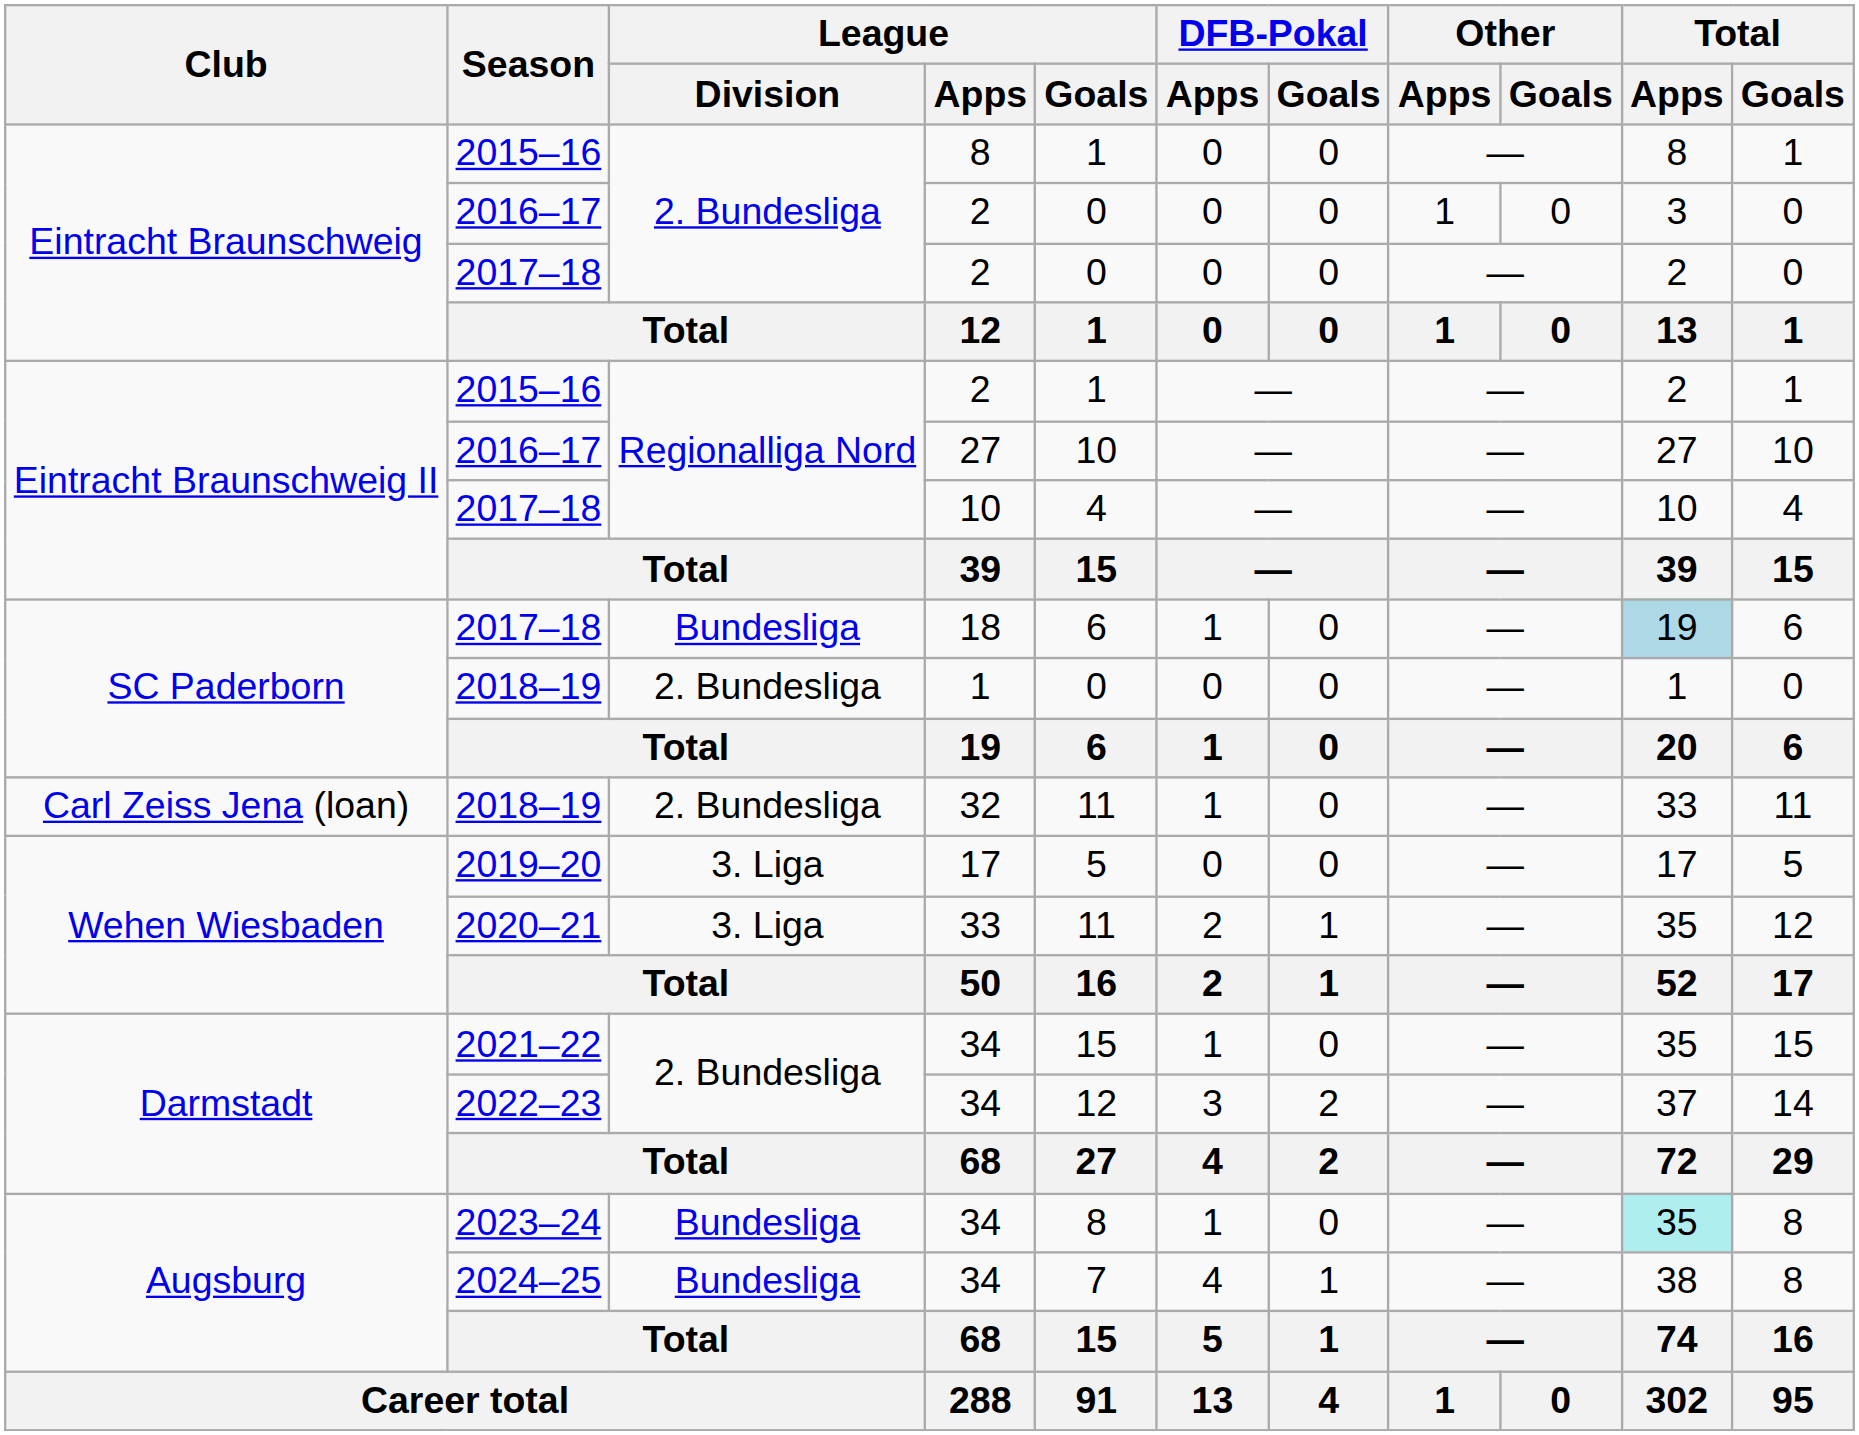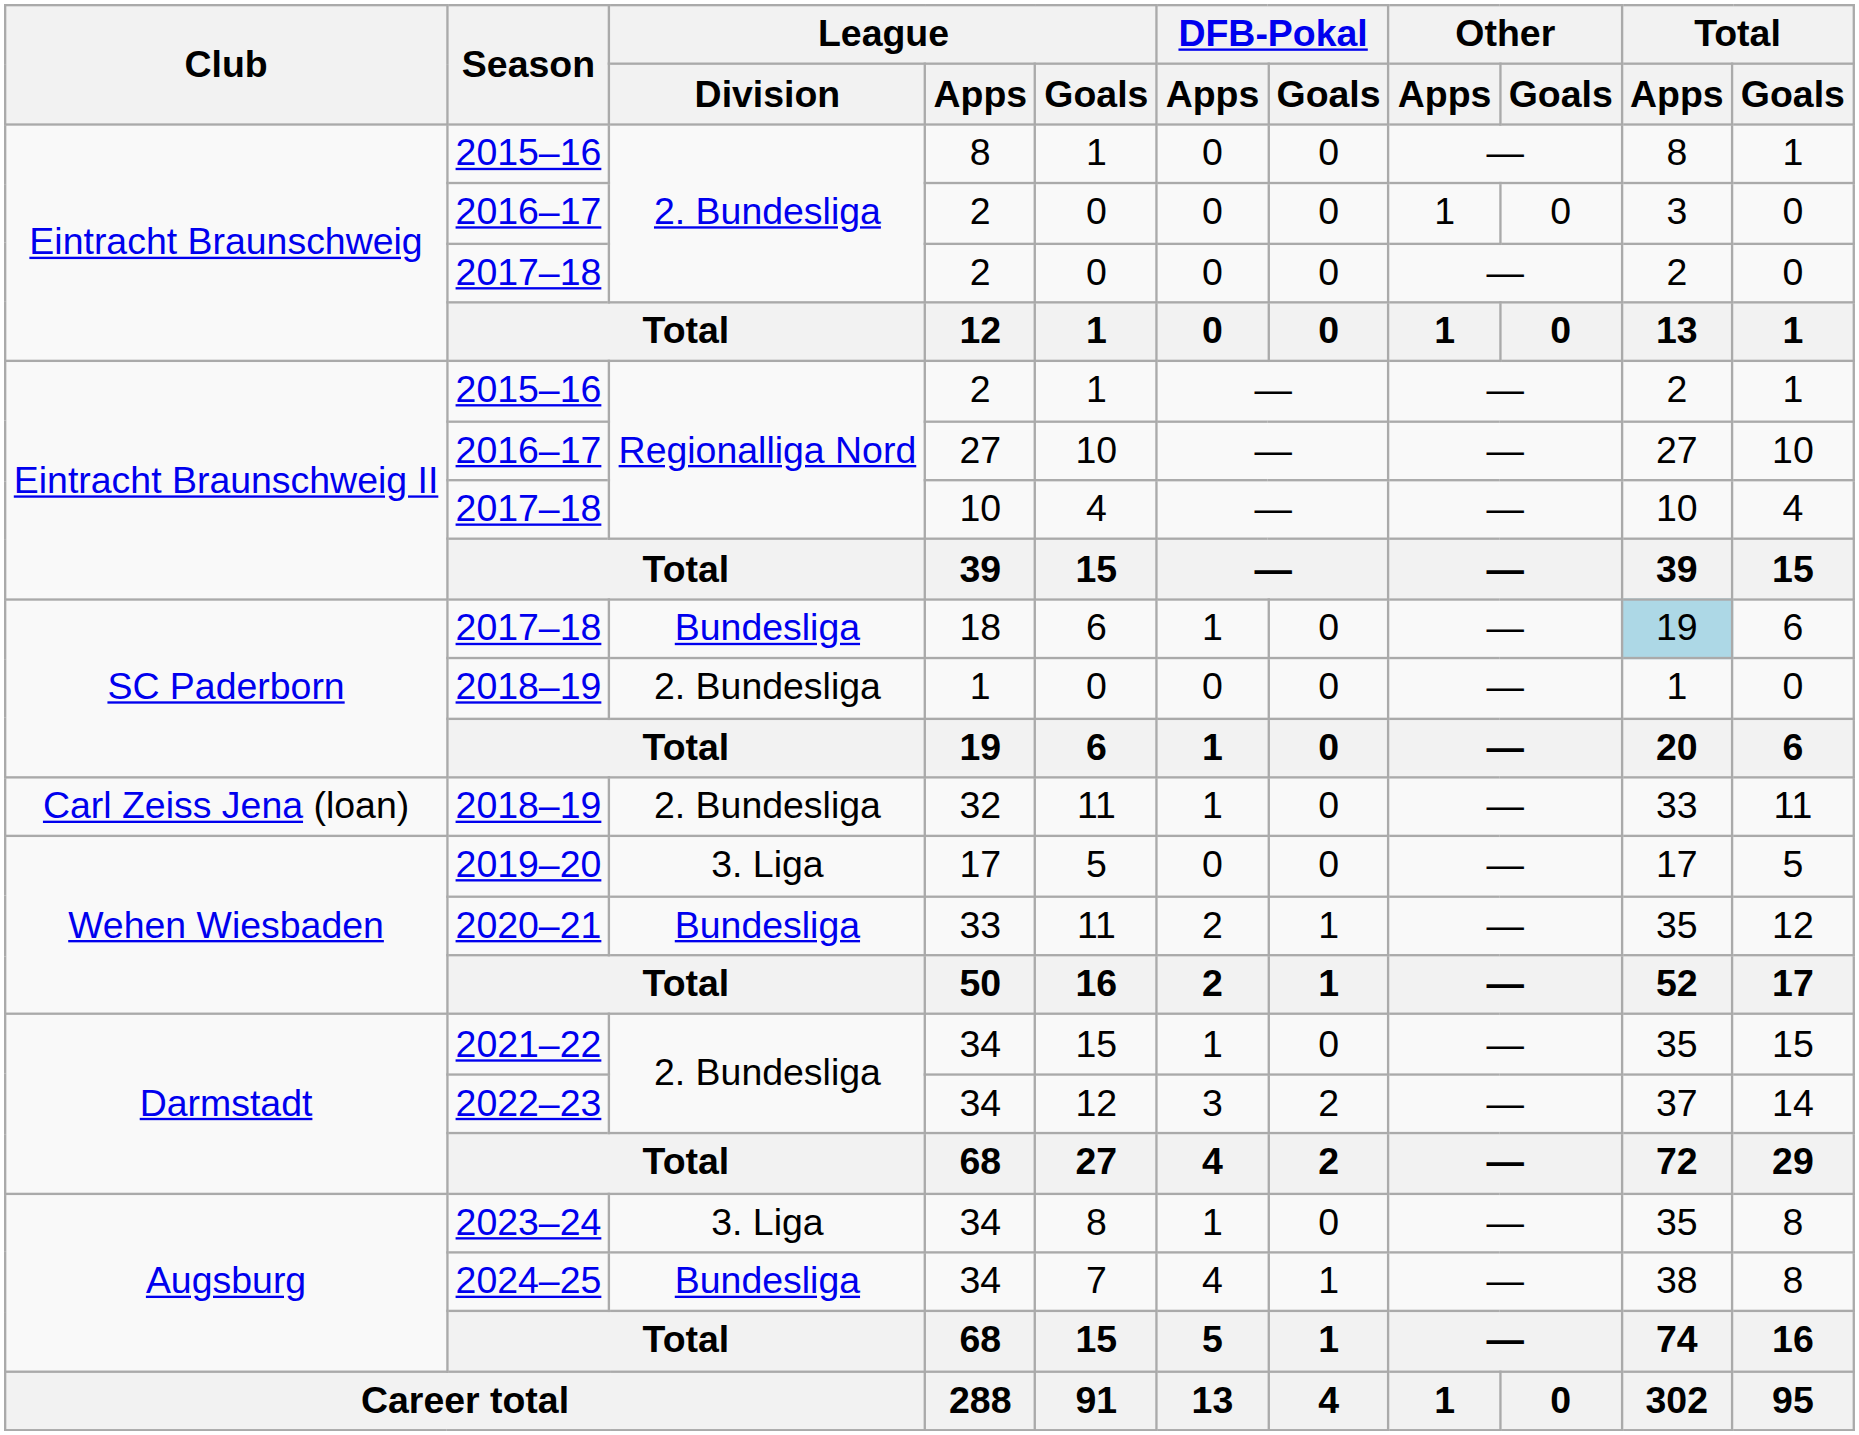(767, 924) 3. Liga -> (767, 924) Bundesliga
(767, 1221) Bundesliga -> (767, 1221) 3. Liga
(1677, 1221) paleturquoise background -> (1677, 1221) no background
